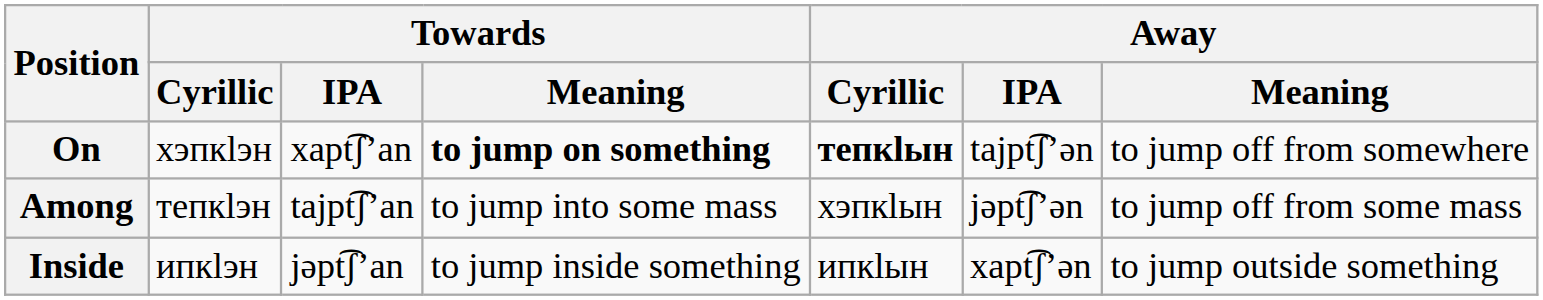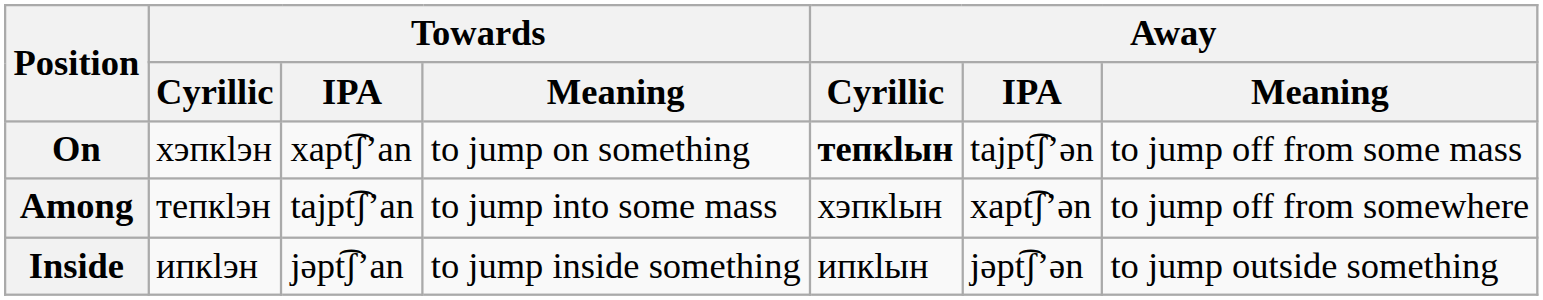(601, 149) bold -> (590, 149) normal
(1320, 149) to jump off from somewhere -> (1316, 149) to jump off from some mass
(1027, 206) jəpt͡ʃʼən -> (1031, 206) xapt͡ʃʼən
(1316, 206) to jump off from some mass -> (1320, 206) to jump off from somewhere
(1031, 264) xapt͡ʃʼən -> (1027, 264) jəpt͡ʃʼən
